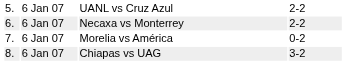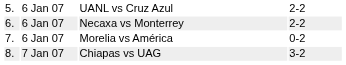(43, 53) 6 Jan 07 -> (43, 53) 7 Jan 07
